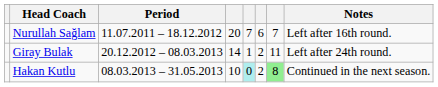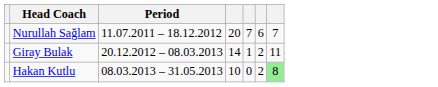- column: (359, 14)
(249, 71) paleturquoise background -> (249, 71) no background
